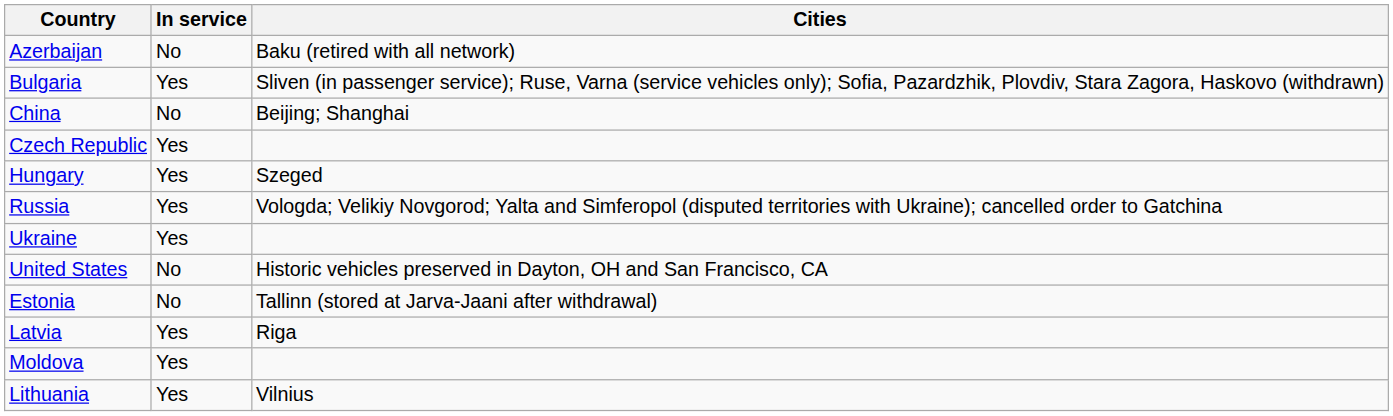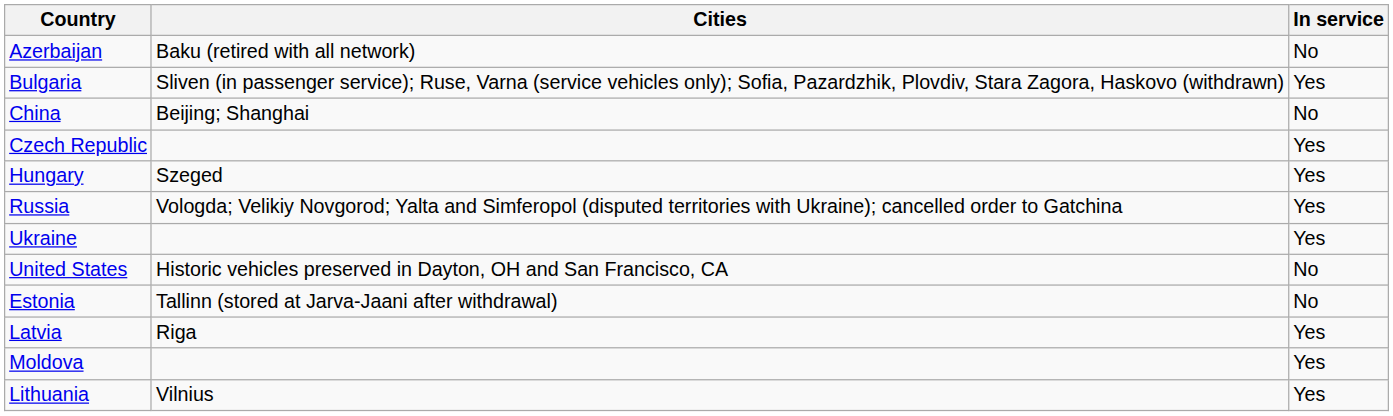columns swapped: (201, 20) <-> (820, 20)
